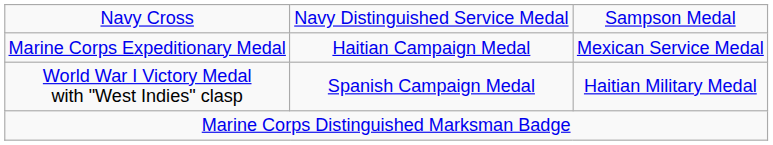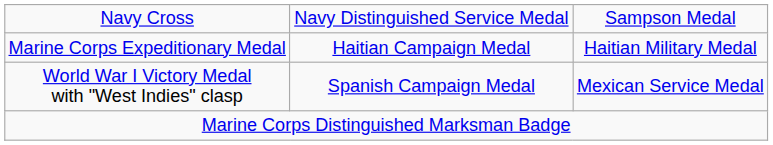(670, 47) Mexican Service Medal -> (670, 47) Haitian Military Medal
(670, 86) Haitian Military Medal -> (670, 86) Mexican Service Medal
